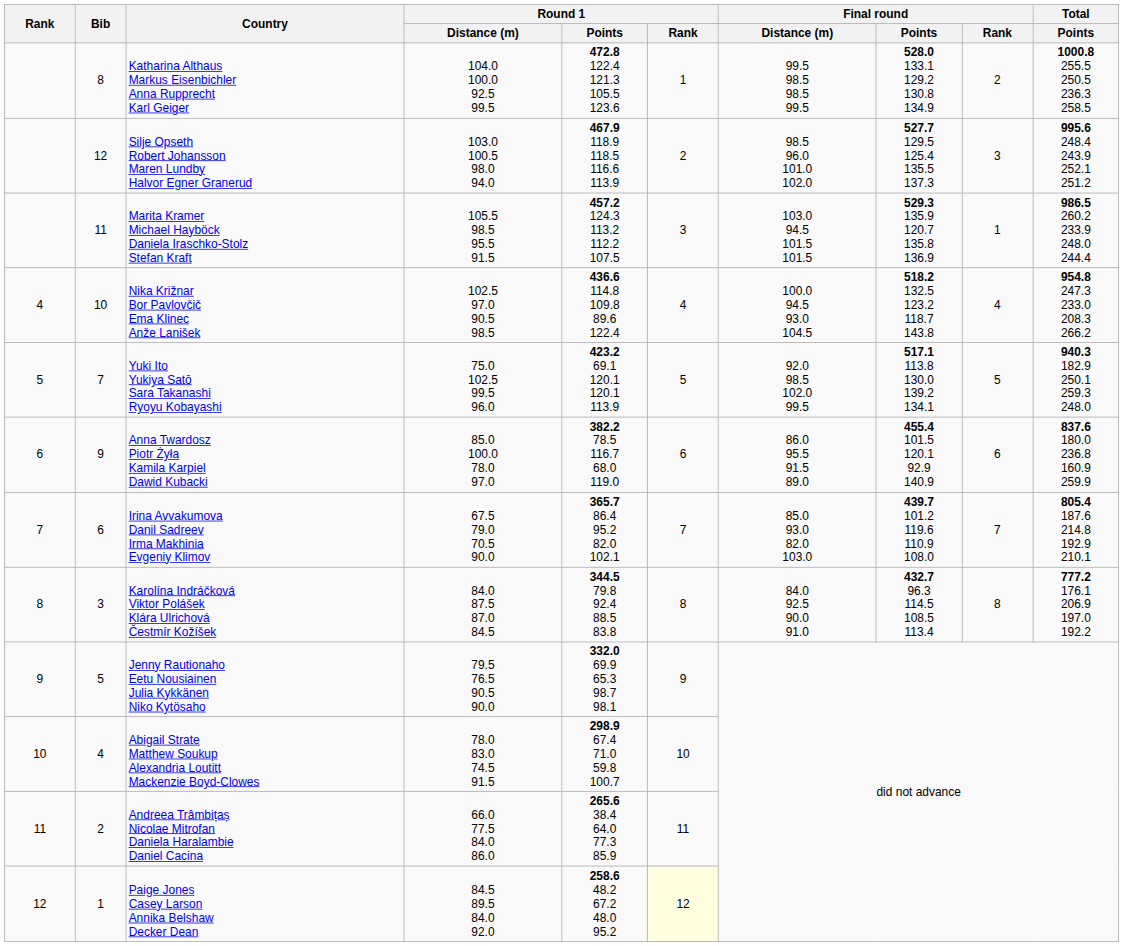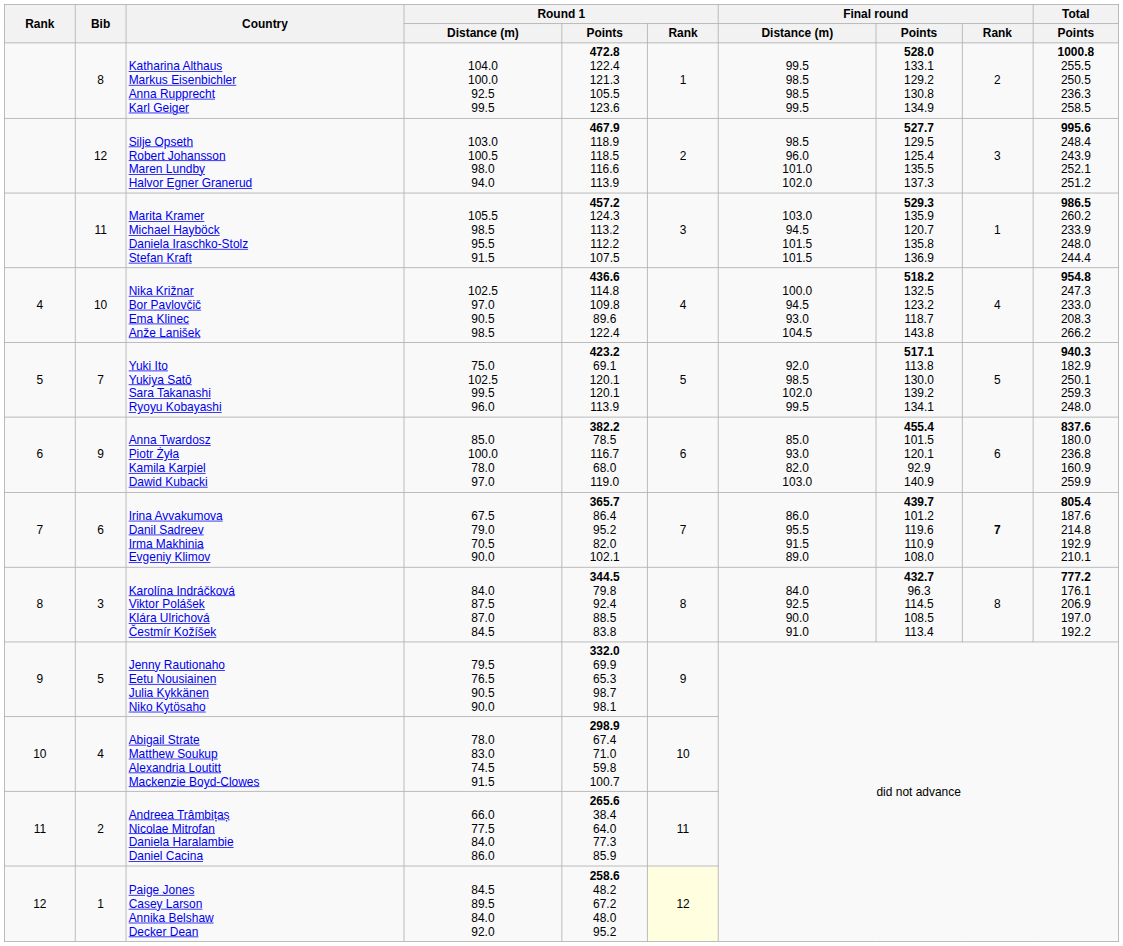(797, 461) 86.0 95.5 91.5 89.0 -> (797, 461) 85.0 93.0 82.0 103.0
(797, 536) 85.0 93.0 82.0 103.0 -> (797, 536) 86.0 95.5 91.5 89.0
(997, 529) normal -> (997, 529) bold
